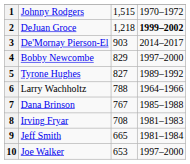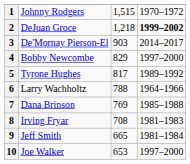(120, 74) 827 -> (120, 74) 817
(120, 105) 767 -> (120, 105) 769
